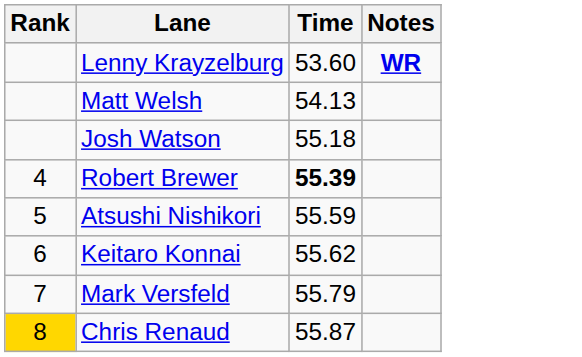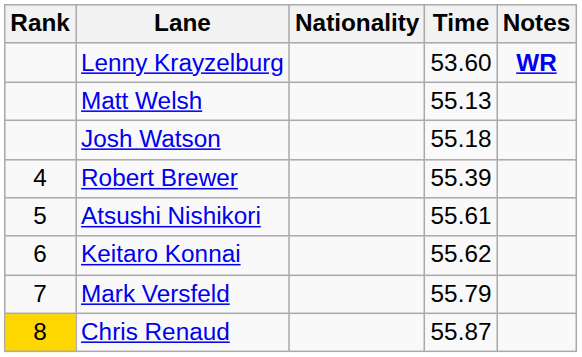+ column: (357, 23)
(325, 100) 54.13 -> (461, 100) 55.13
(325, 178) bold -> (461, 178) normal
(325, 216) 55.59 -> (461, 216) 55.61
